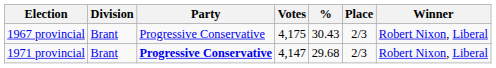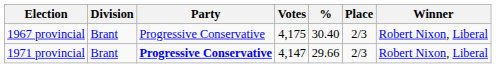(326, 33) 30.43 -> (326, 33) 30.40
(326, 53) 29.68 -> (326, 53) 29.66
